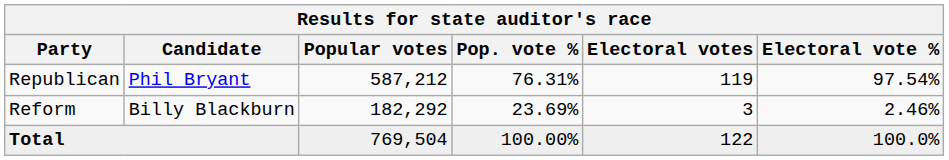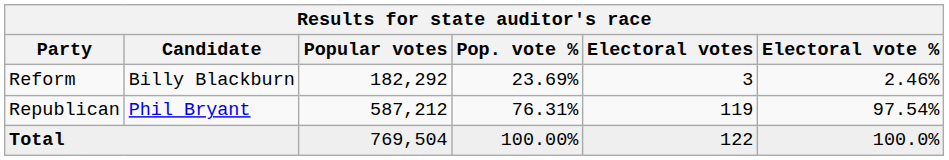rows swapped: (64, 80) <-> (42, 110)
